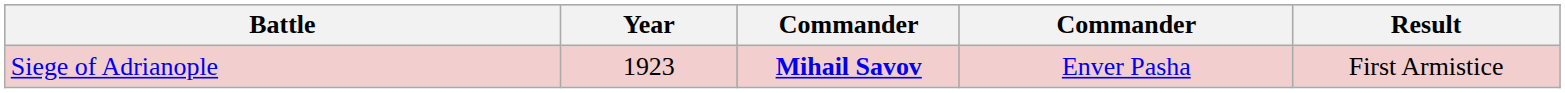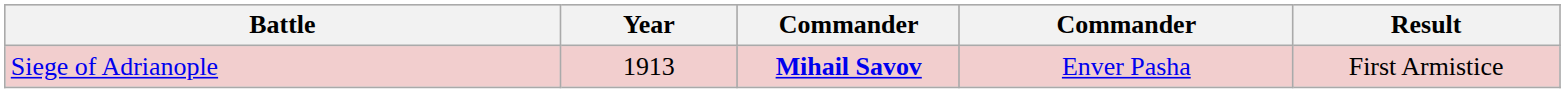(649, 66) 1923 -> (649, 66) 1913
